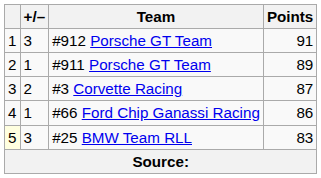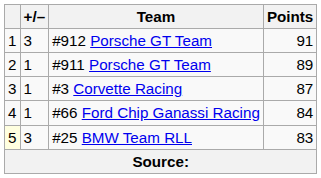(28, 89) 2 -> (28, 89) 1
(305, 113) 86 -> (305, 113) 84
